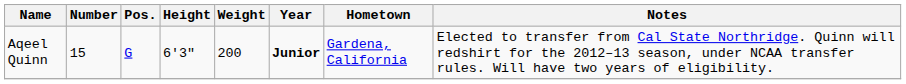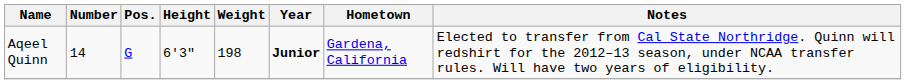(78, 53) 15 -> (78, 53) 14
(230, 53) 200 -> (230, 53) 198
